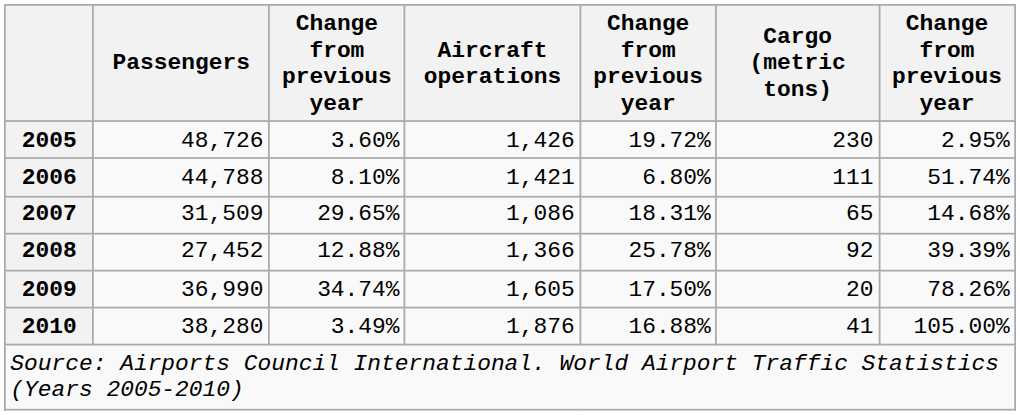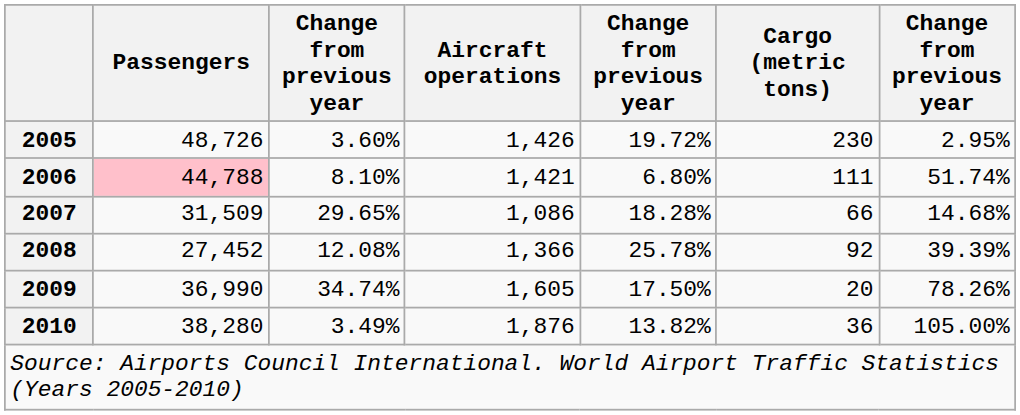(222, 177) no background -> (222, 177) pink background
(670, 215) 18.31% -> (670, 215) 18.28%
(860, 215) 65 -> (860, 215) 66
(358, 252) 12.88% -> (358, 252) 12.08%
(670, 326) 16.88% -> (670, 326) 13.82%
(860, 326) 41 -> (860, 326) 36
